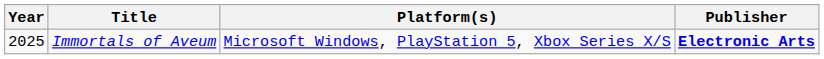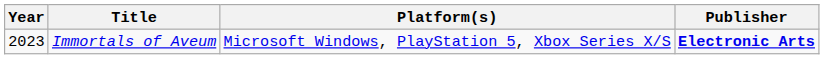(26, 42) 2025 -> (26, 42) 2023
